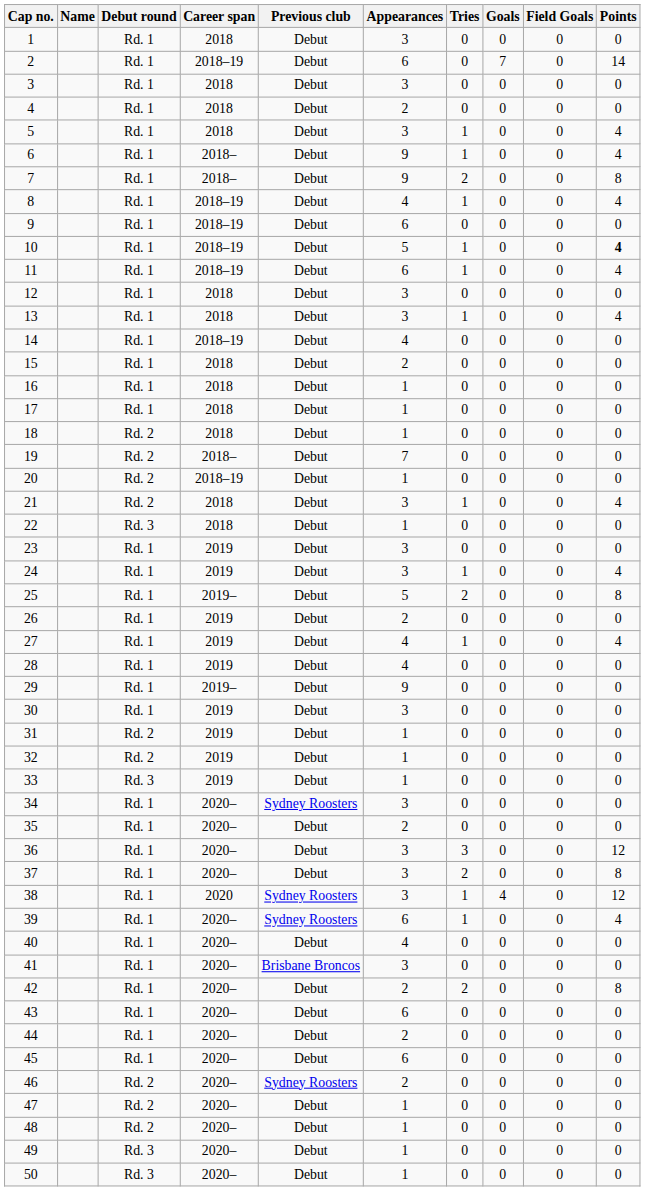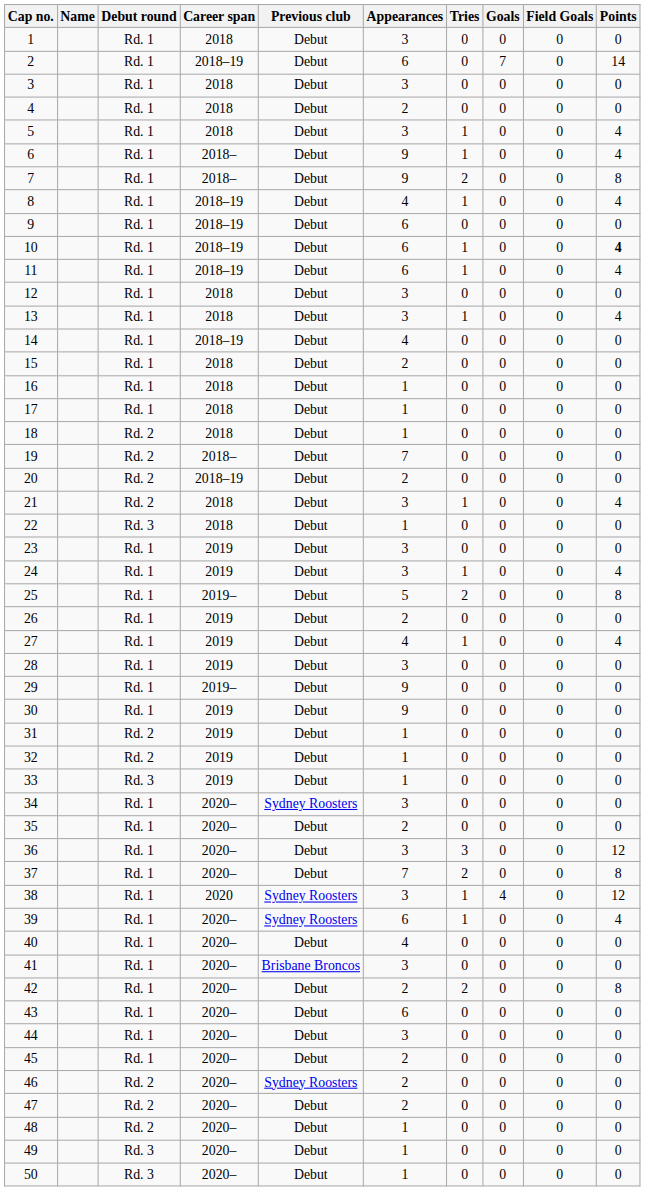(405, 248) 5 -> (405, 248) 6
(405, 479) 1 -> (405, 479) 2
(405, 665) 4 -> (405, 665) 3
(405, 711) 3 -> (405, 711) 9
(405, 873) 3 -> (405, 873) 7
(405, 1035) 2 -> (405, 1035) 3
(405, 1059) 6 -> (405, 1059) 2
(405, 1105) 1 -> (405, 1105) 2
